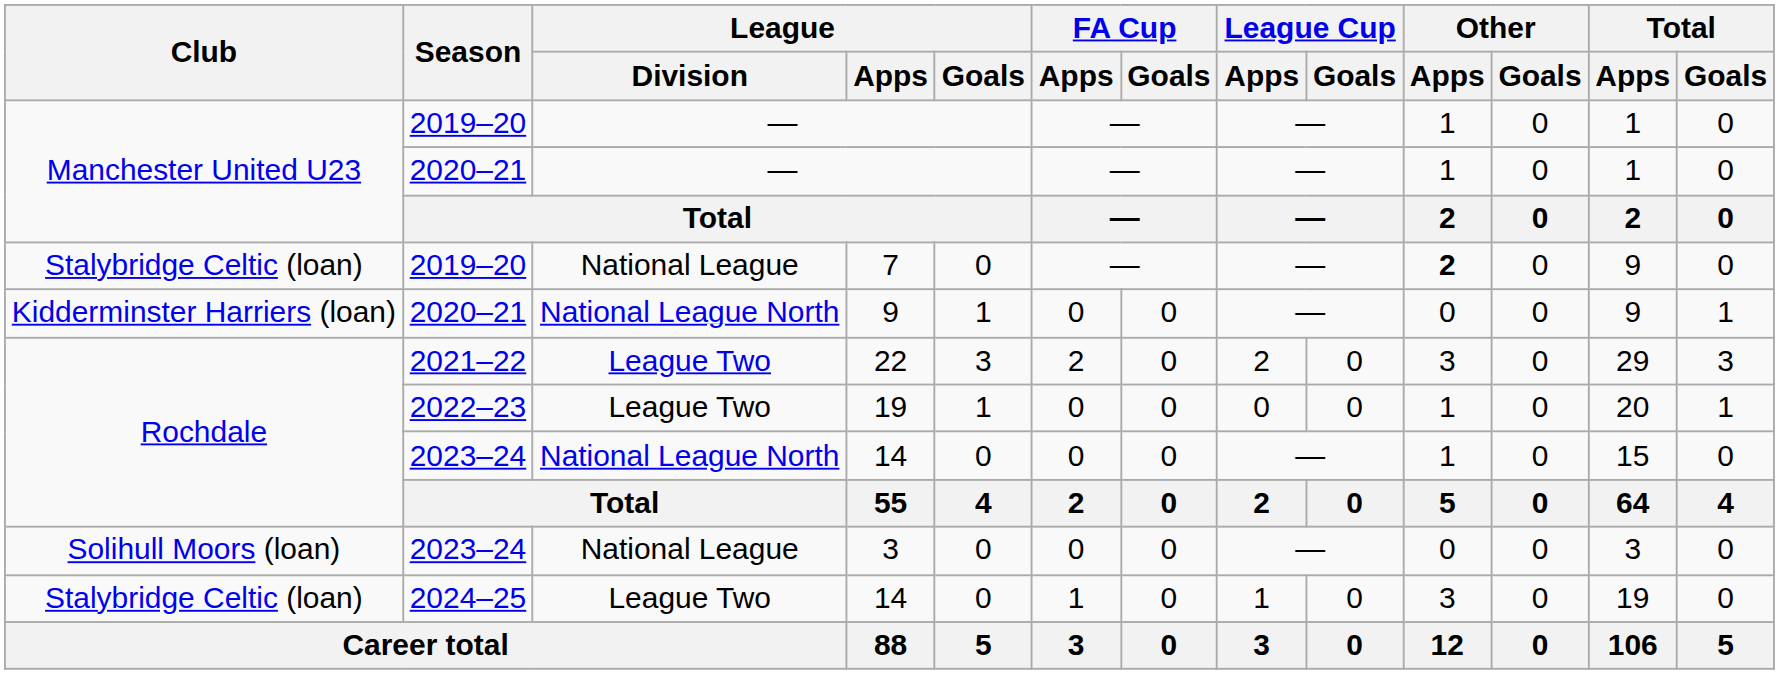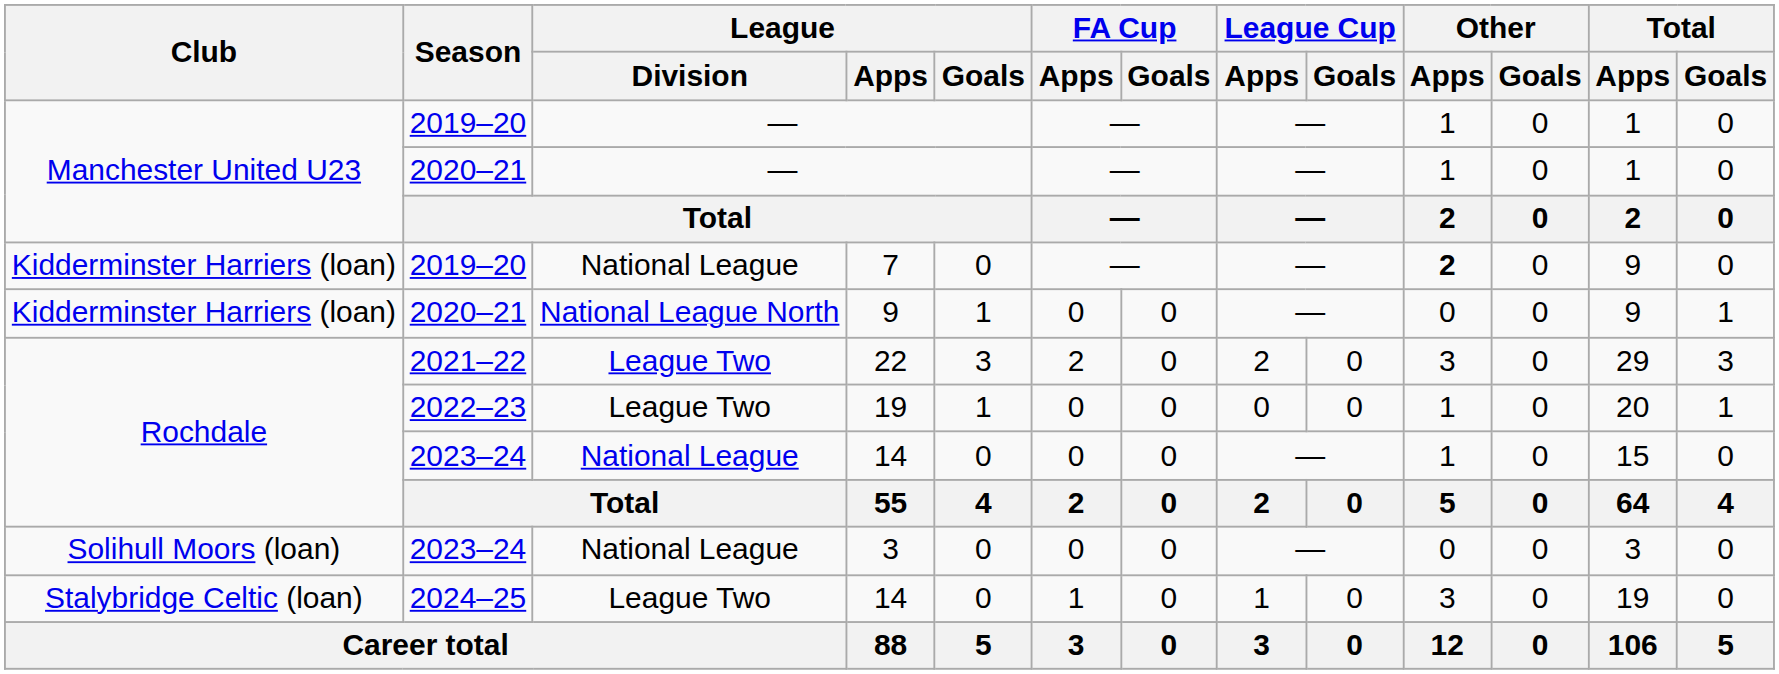(204, 265) Stalybridge Celtic (loan) -> (204, 265) Kidderminster Harriers (loan)
(690, 455) National League North -> (690, 455) National League
